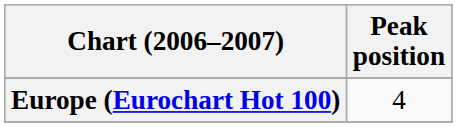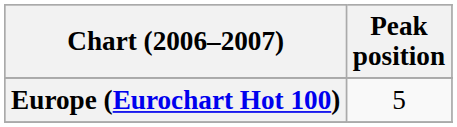(399, 99) 4 -> (399, 99) 5
